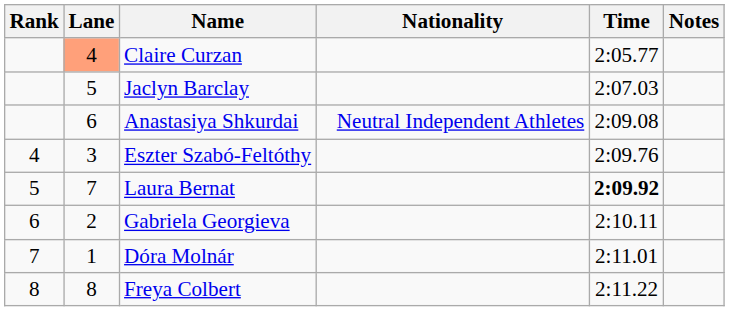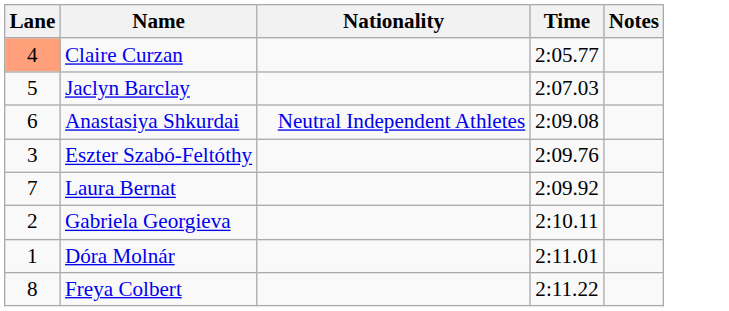- column: (34, 21)
(627, 188) bold -> (567, 188) normal
